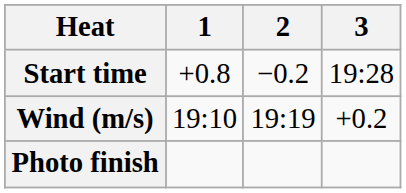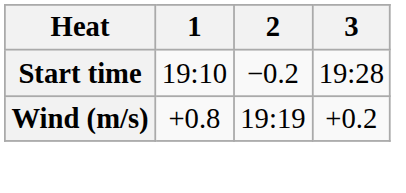(205, 72) +0.8 -> (194, 72) 19:10
(205, 118) 19:10 -> (194, 118) +0.8
- row: (85, 163)
